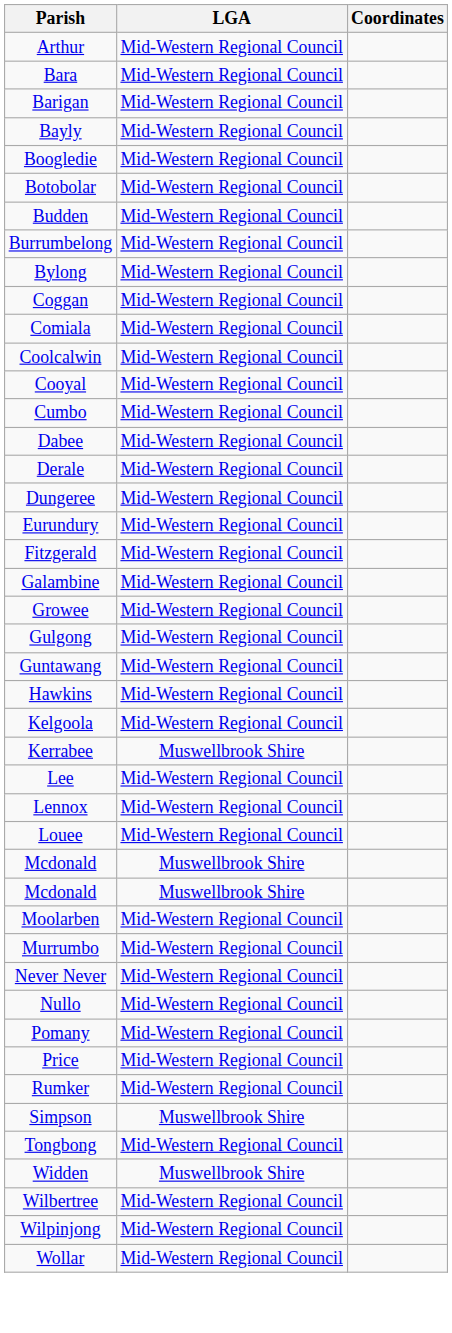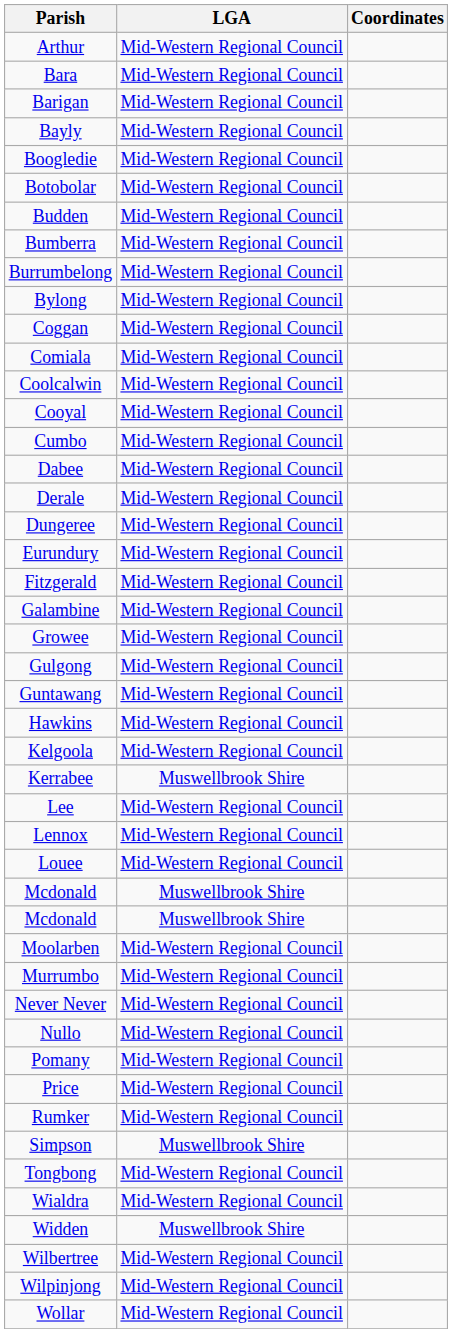+ row: (60, 243)
+ row: (60, 1201)
